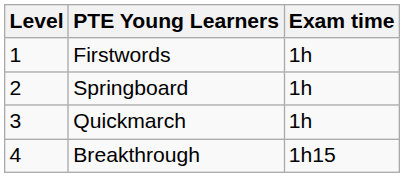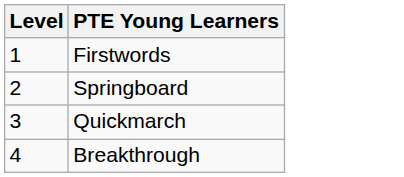- column: (342, 21)
